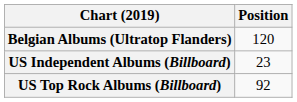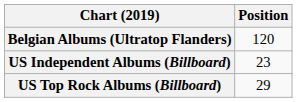(263, 85) 92 -> (263, 85) 29
